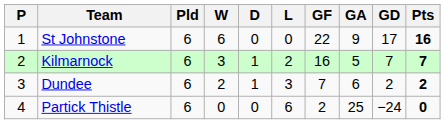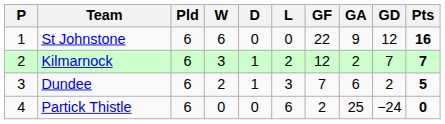(389, 38) 17 -> (389, 38) 12
(322, 61) 16 -> (322, 61) 12
(356, 61) 5 -> (356, 61) 2
(423, 84) 2 -> (423, 84) 5
